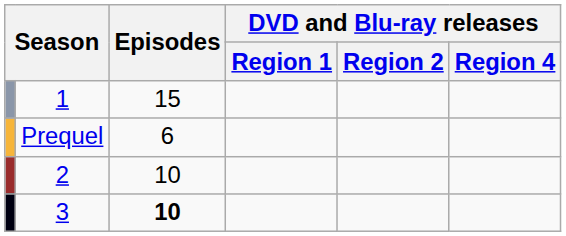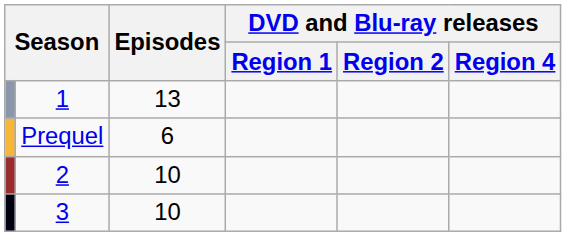(167, 99) 15 -> (167, 99) 13
(167, 212) bold -> (167, 212) normal
